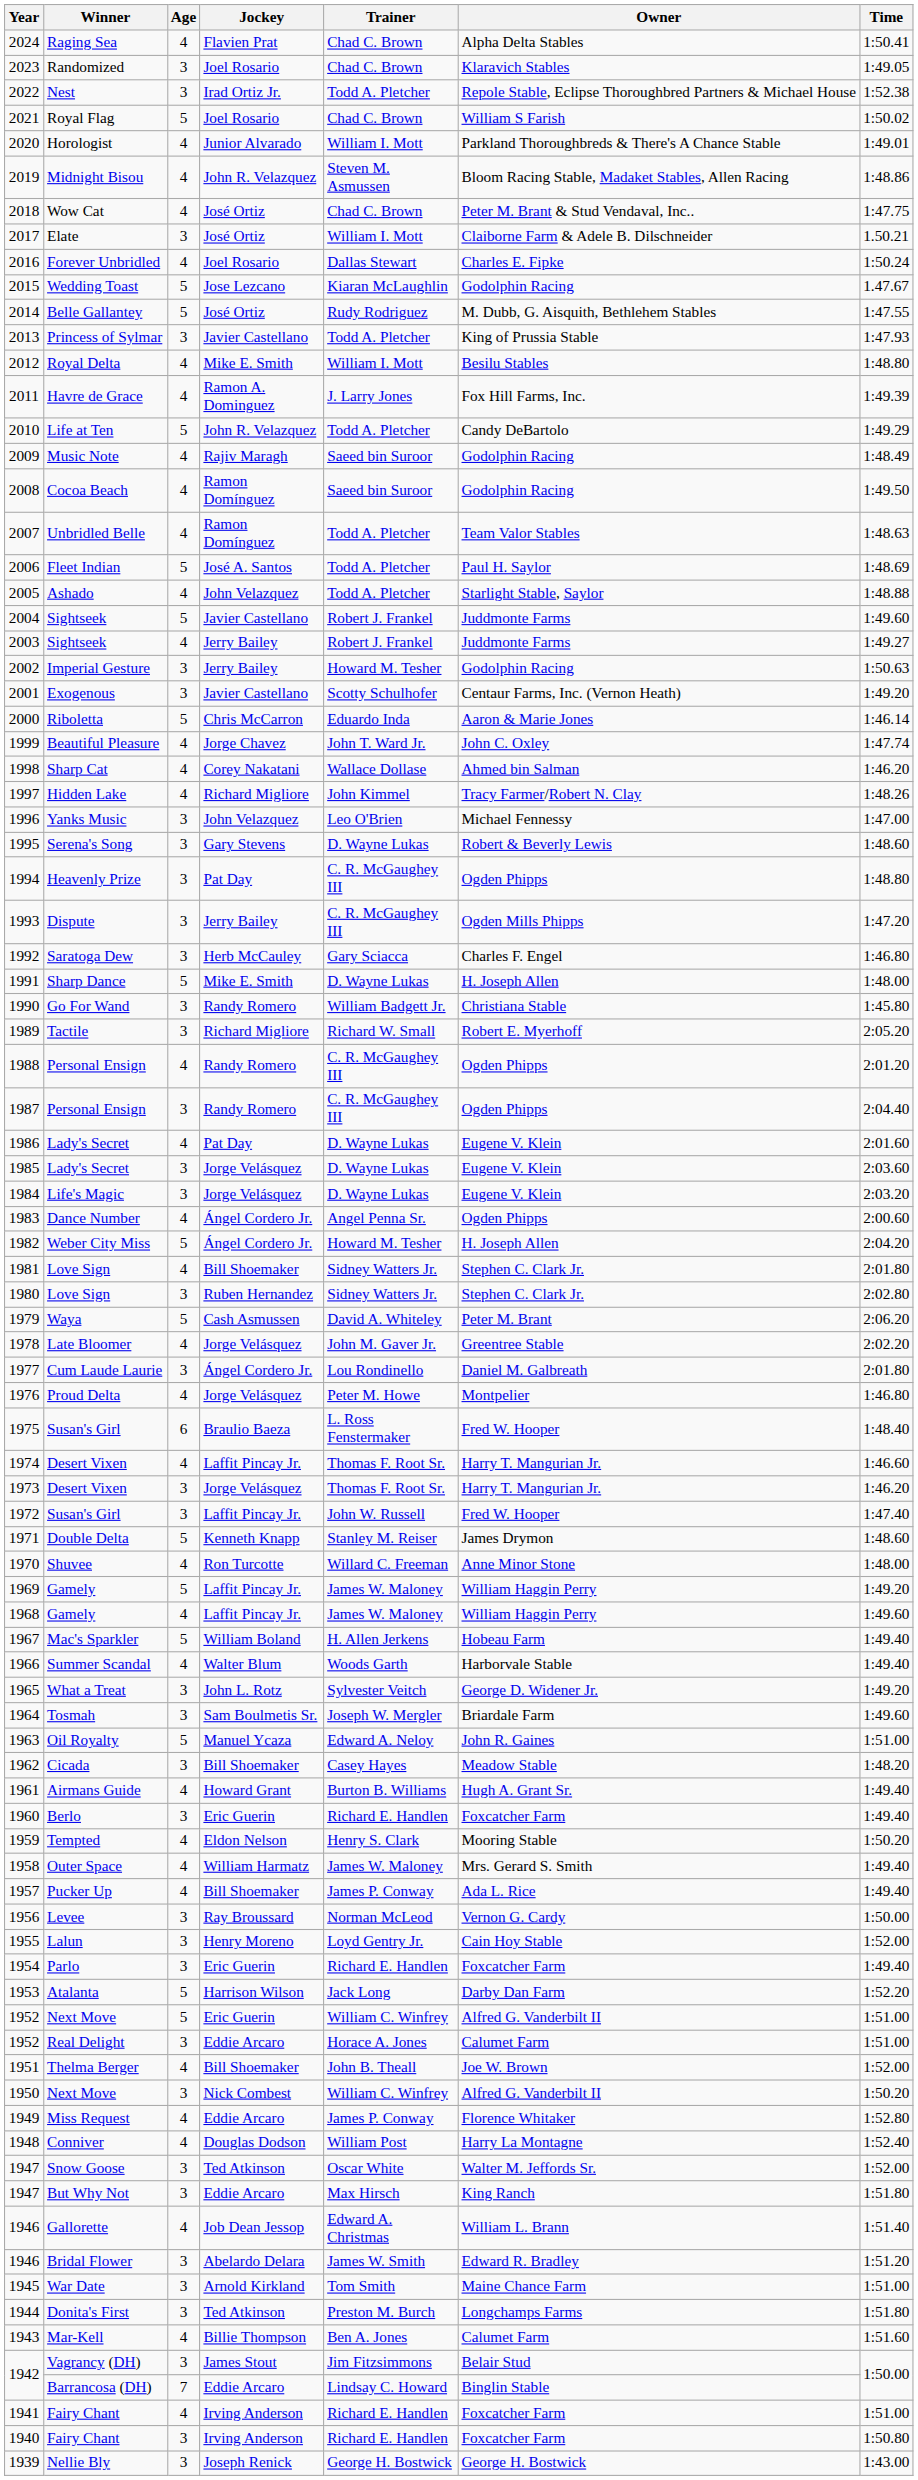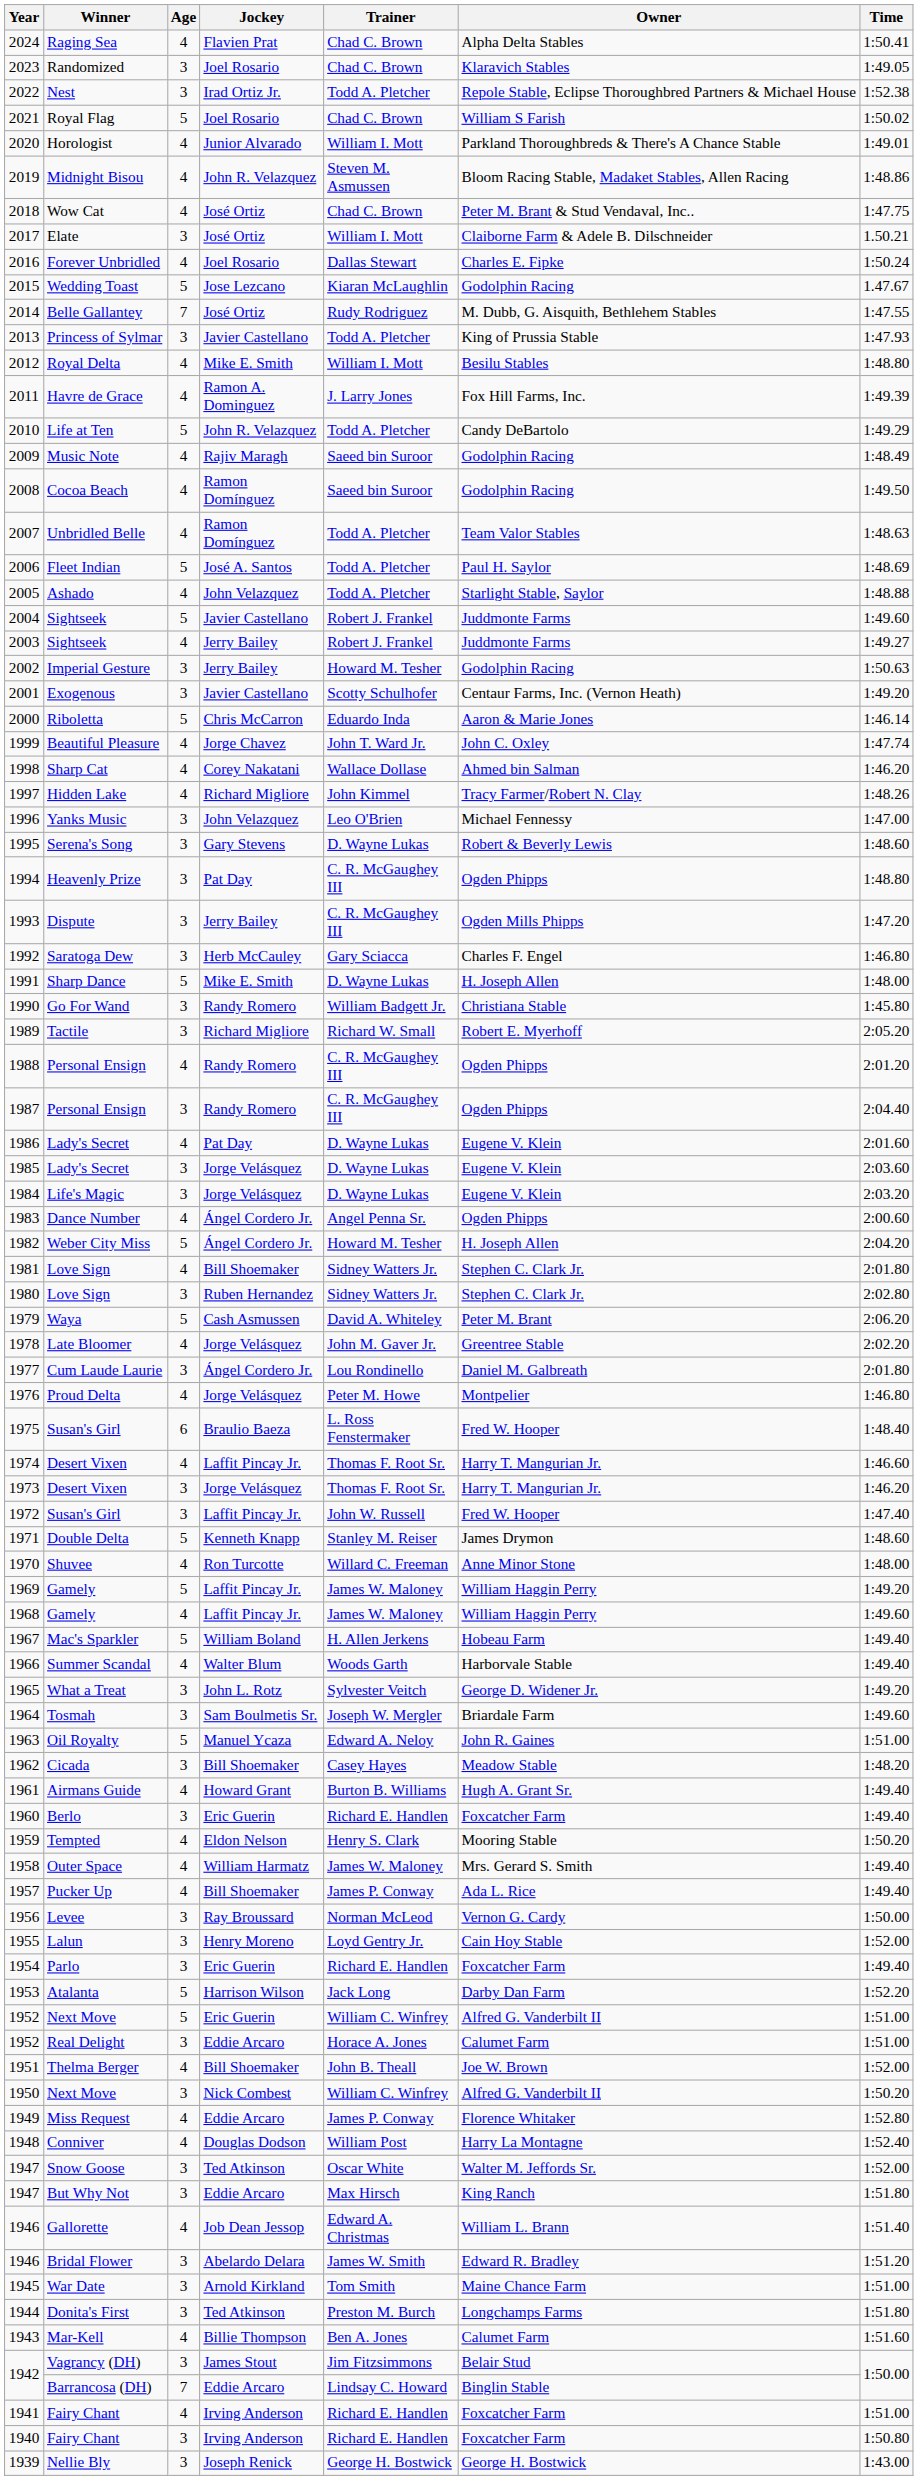(184, 312) 5 -> (184, 312) 7
